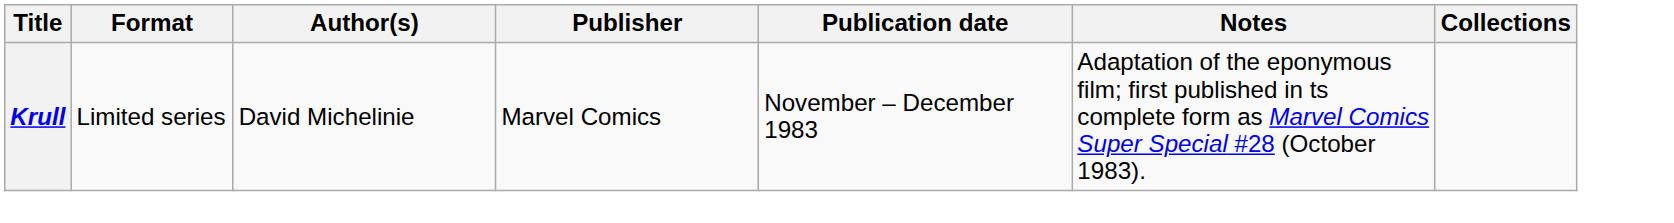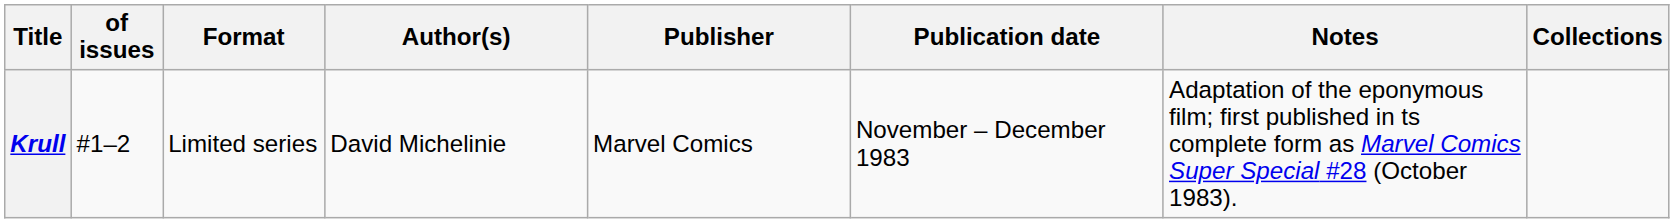+ column: (117, 37)
